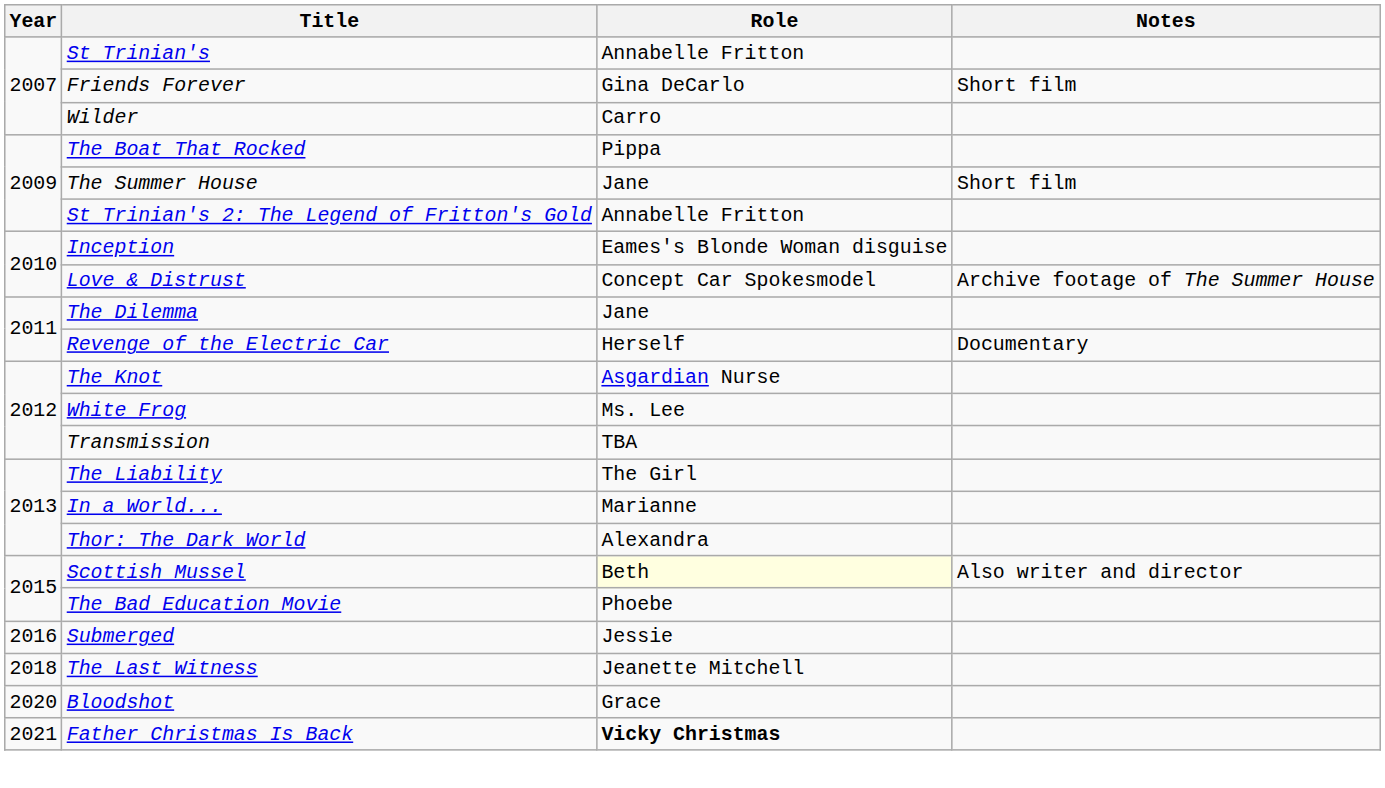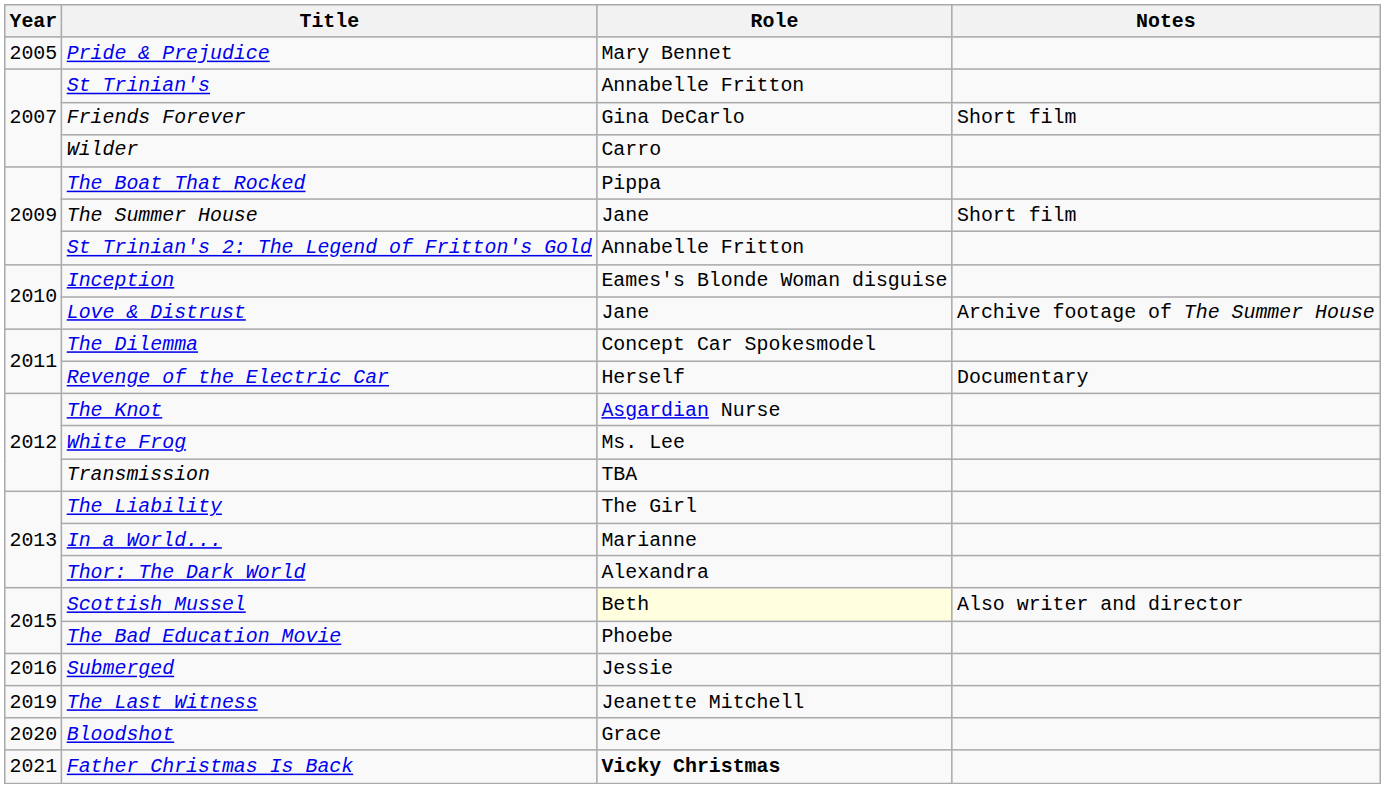+ row: (168, 53)
(739, 280) Concept Car Spokesmodel -> (625, 313) Jane
(625, 313) Jane -> (739, 345) Concept Car Spokesmodel
(33, 669) 2018 -> (33, 702) 2019
